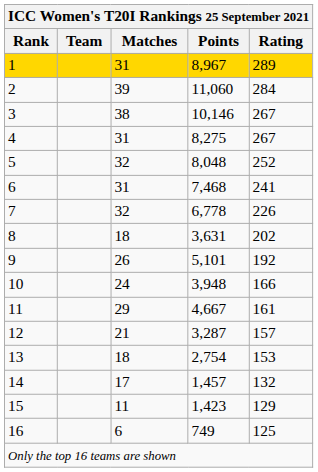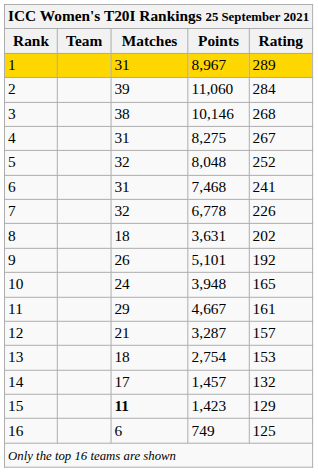(264, 114) 267 -> (264, 114) 268
(264, 284) 166 -> (264, 284) 165
(122, 406) normal -> (122, 406) bold
